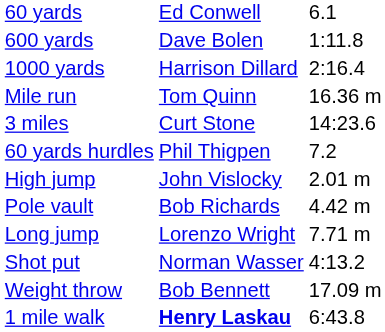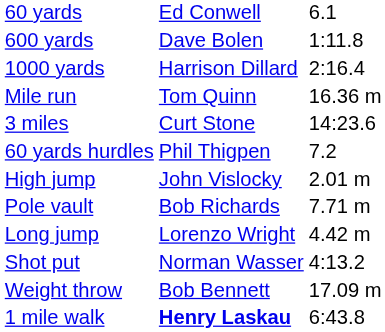(340, 207) 4.42 m -> (340, 207) 7.71 m
(340, 234) 7.71 m -> (340, 234) 4.42 m
